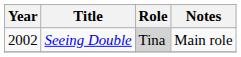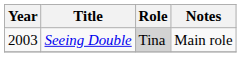(23, 39) 2002 -> (23, 39) 2003
